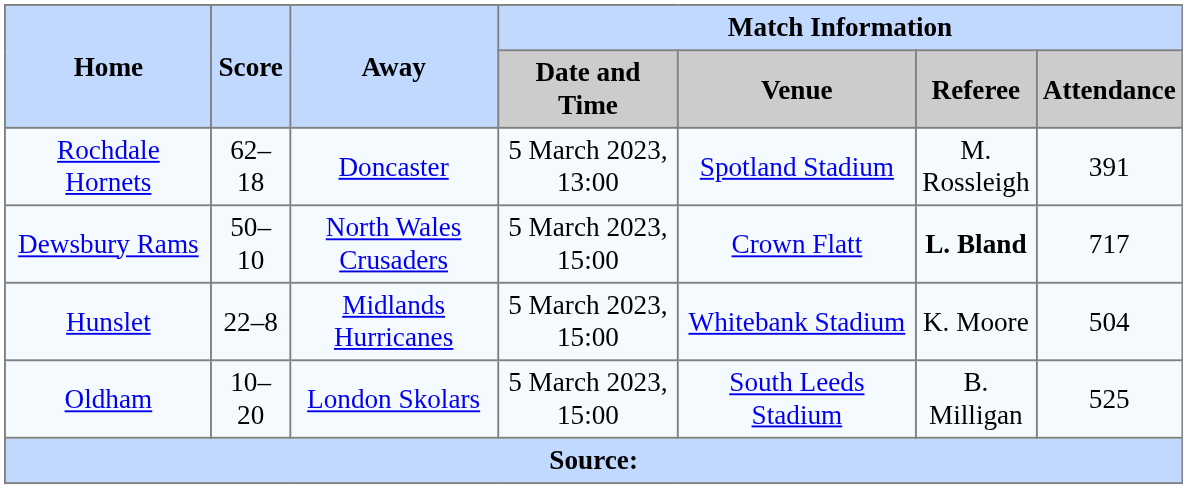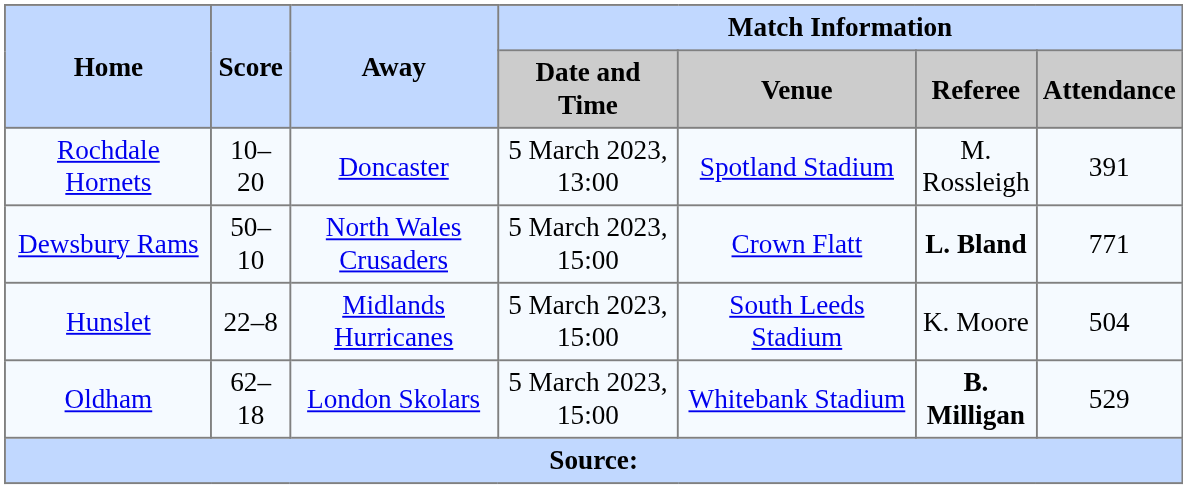(251, 166) 62–18 -> (251, 166) 10–20
(1109, 243) 717 -> (1109, 243) 771
(797, 321) Whitebank Stadium -> (797, 321) South Leeds Stadium
(251, 398) 10–20 -> (251, 398) 62–18
(797, 398) South Leeds Stadium -> (797, 398) Whitebank Stadium
(976, 398) normal -> (976, 398) bold
(1109, 398) 525 -> (1109, 398) 529
